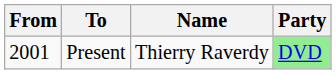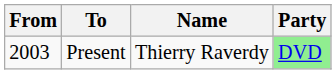(29, 52) 2001 -> (29, 52) 2003
